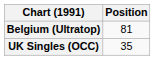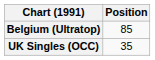(126, 30) 81 -> (126, 30) 85
